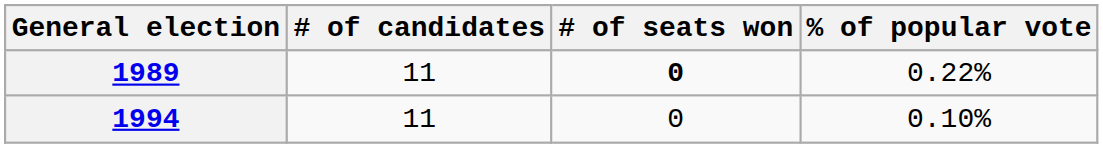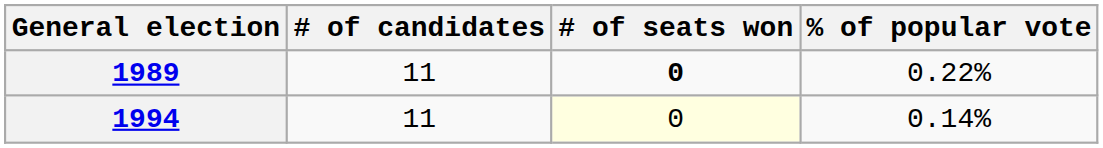(676, 119) no background -> (676, 119) lightyellow background
(949, 119) 0.10% -> (949, 119) 0.14%
